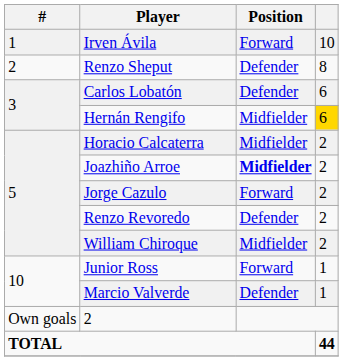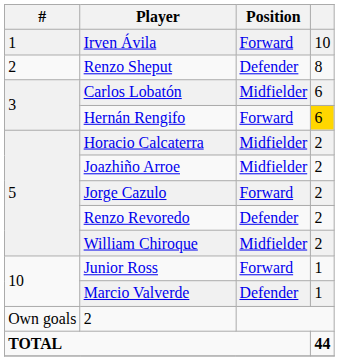(269, 92) Defender -> (273, 92) Midfielder
(273, 117) Midfielder -> (266, 117) Forward
(276, 167) bold -> (273, 167) normal
